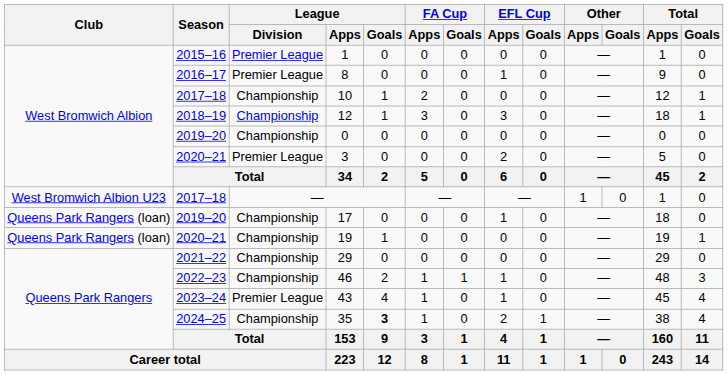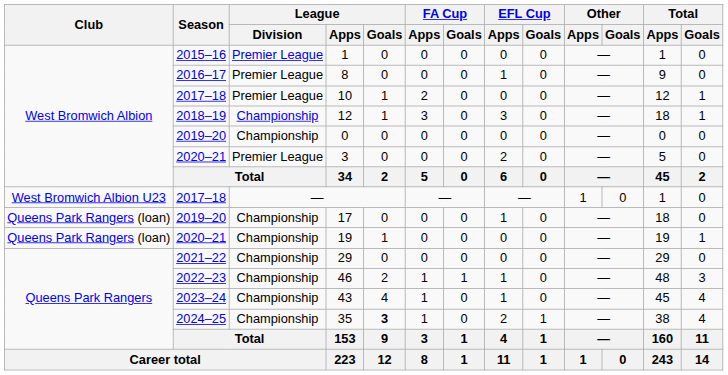(277, 95) Championship -> (277, 95) Premier League
(277, 298) Premier League -> (277, 298) Championship
